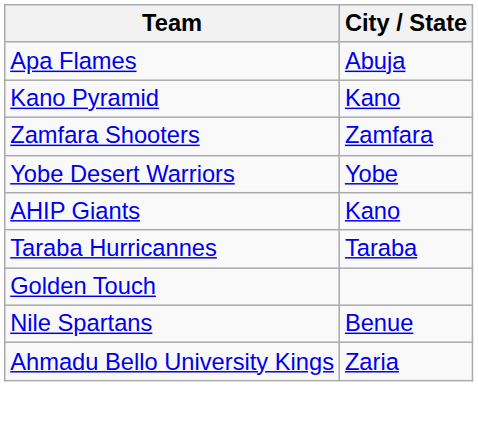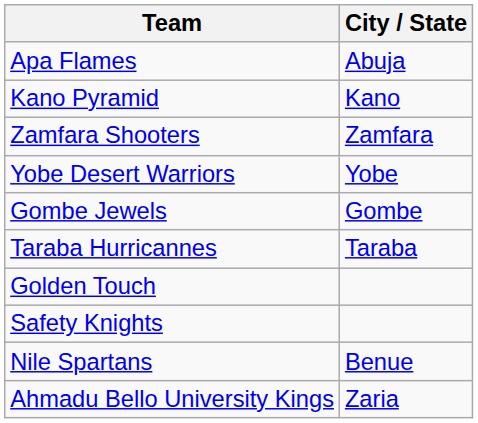- row: (75, 211)
+ row: (89, 211)
+ row: (87, 323)
